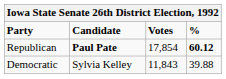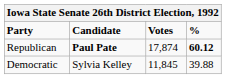(163, 47) 17,854 -> (163, 47) 17,874
(163, 64) 11,843 -> (163, 64) 11,845
